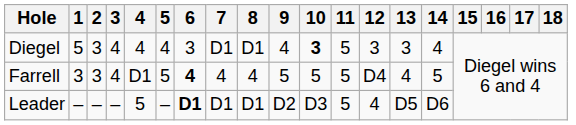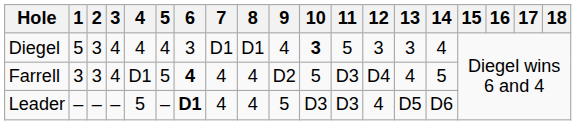(284, 76) 5 -> (284, 76) D2
(345, 76) 5 -> (347, 76) D3
(221, 104) D1 -> (221, 104) 4
(253, 104) D1 -> (253, 104) 4
(284, 104) D2 -> (284, 104) 5
(345, 104) 5 -> (347, 104) D3
